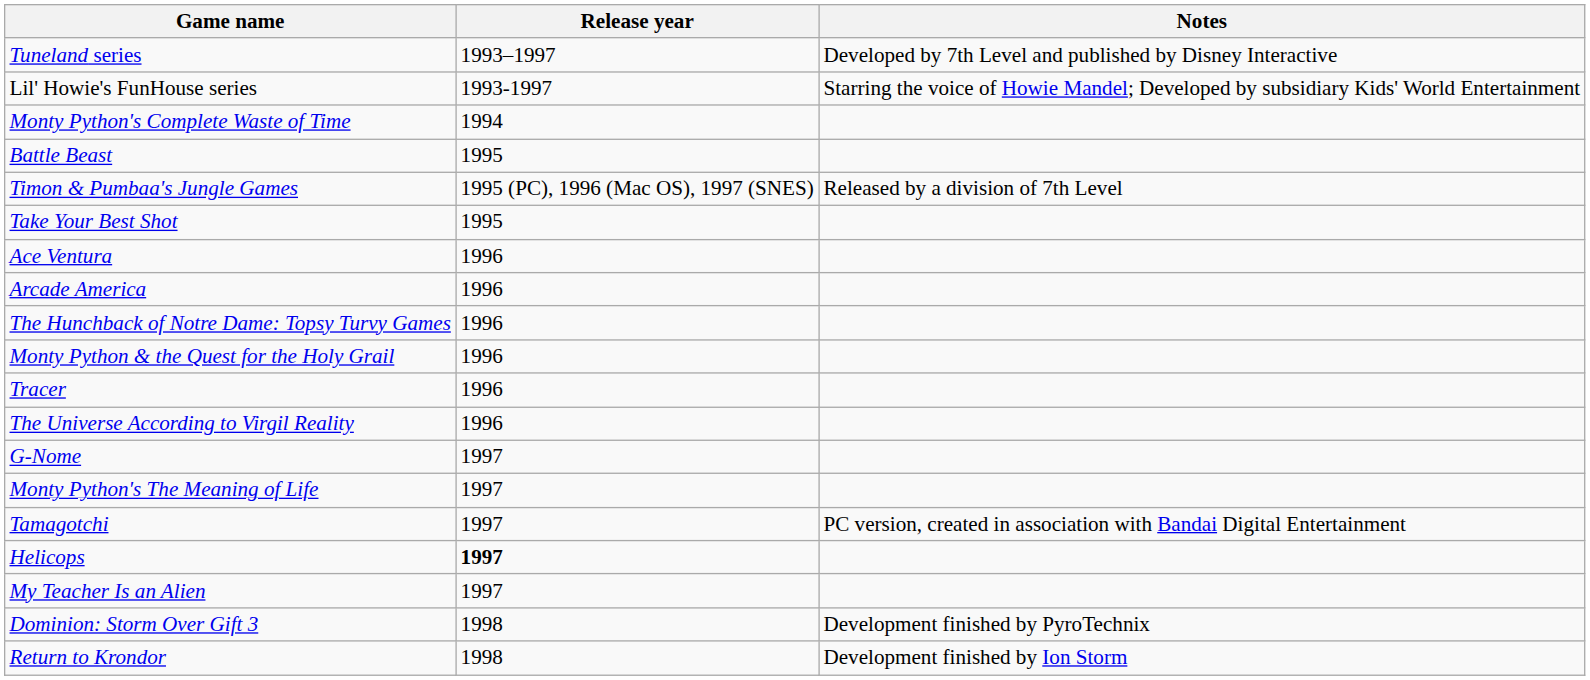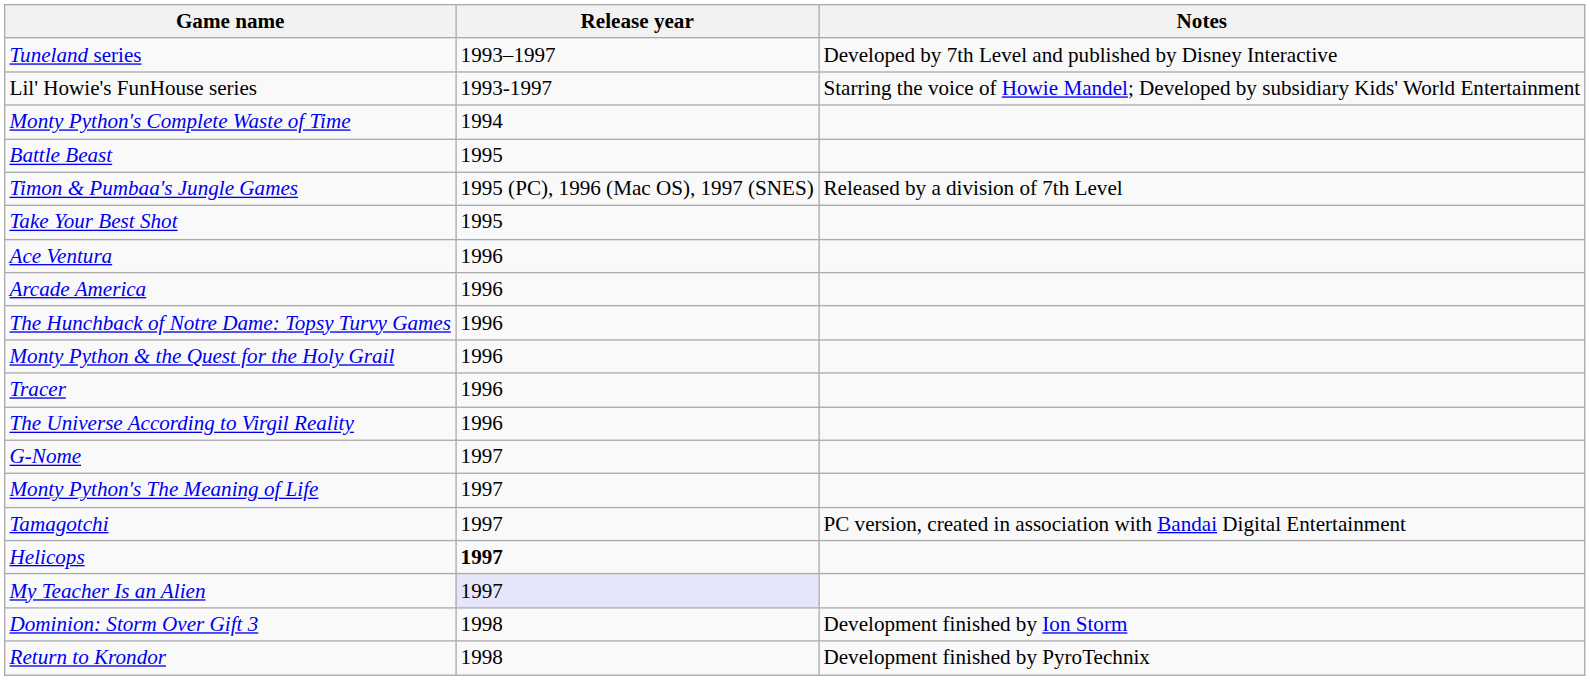(482, 590) no background -> (482, 590) lavender background
(987, 624) Development finished by PyroTechnix -> (975, 624) Development finished by Ion Storm
(975, 657) Development finished by Ion Storm -> (987, 657) Development finished by PyroTechnix
